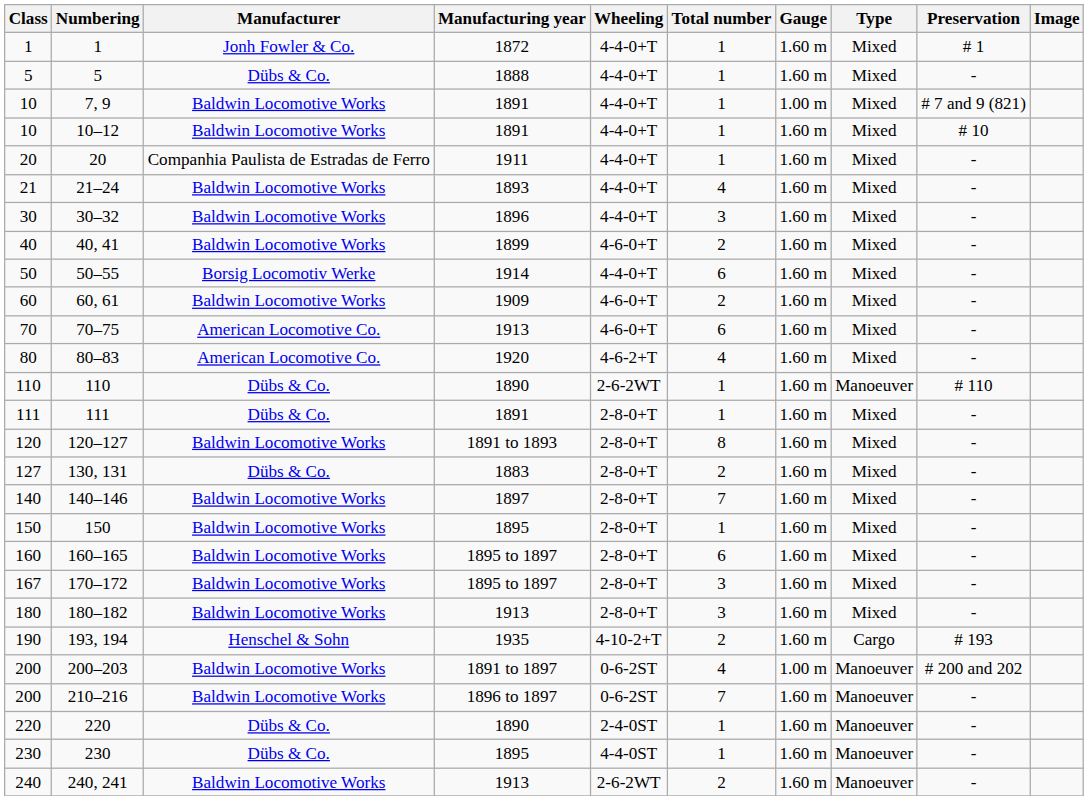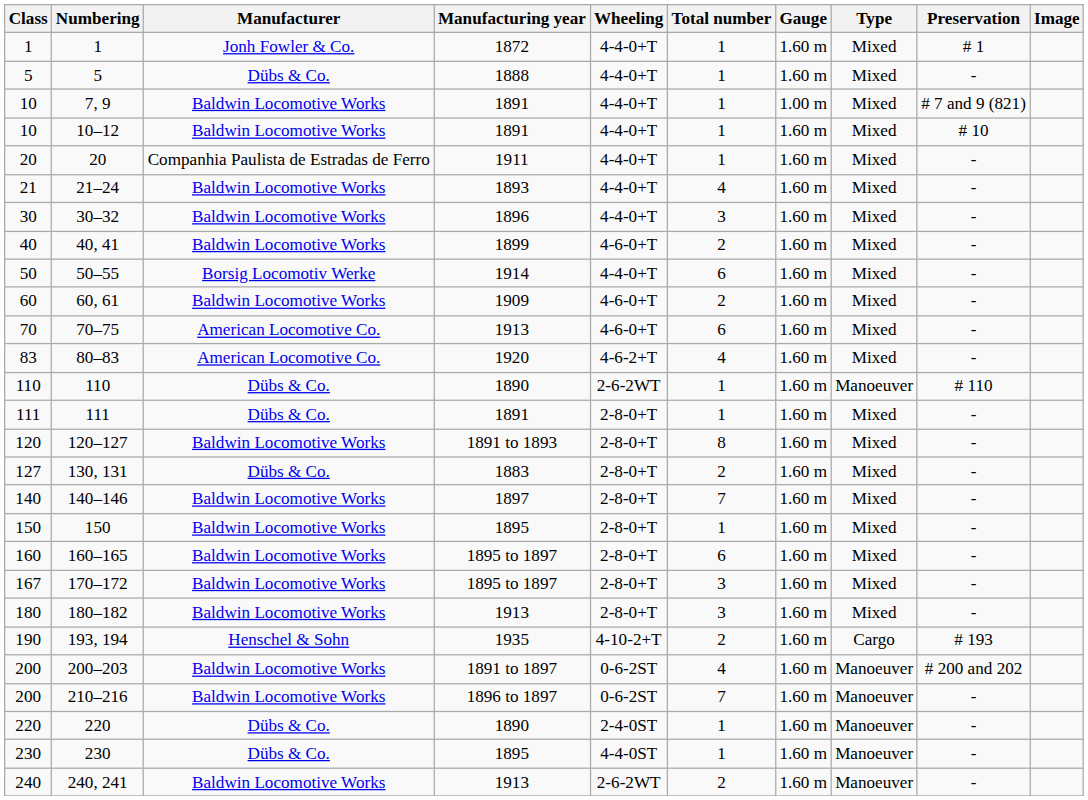(28, 357) 80 -> (28, 357) 83
(803, 668) 1.00 m -> (803, 668) 1.60 m
